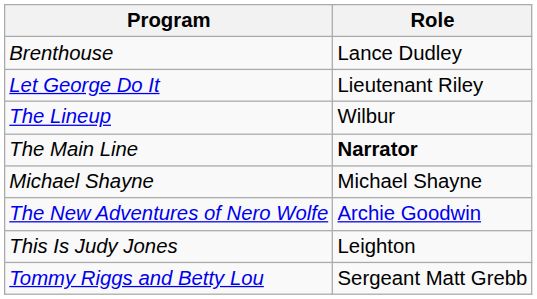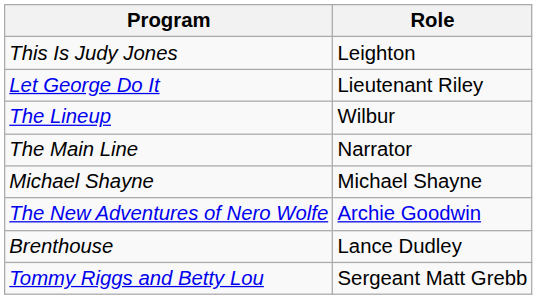rows swapped: (61, 52) <-> (93, 246)
(378, 149) bold -> (375, 149) normal
